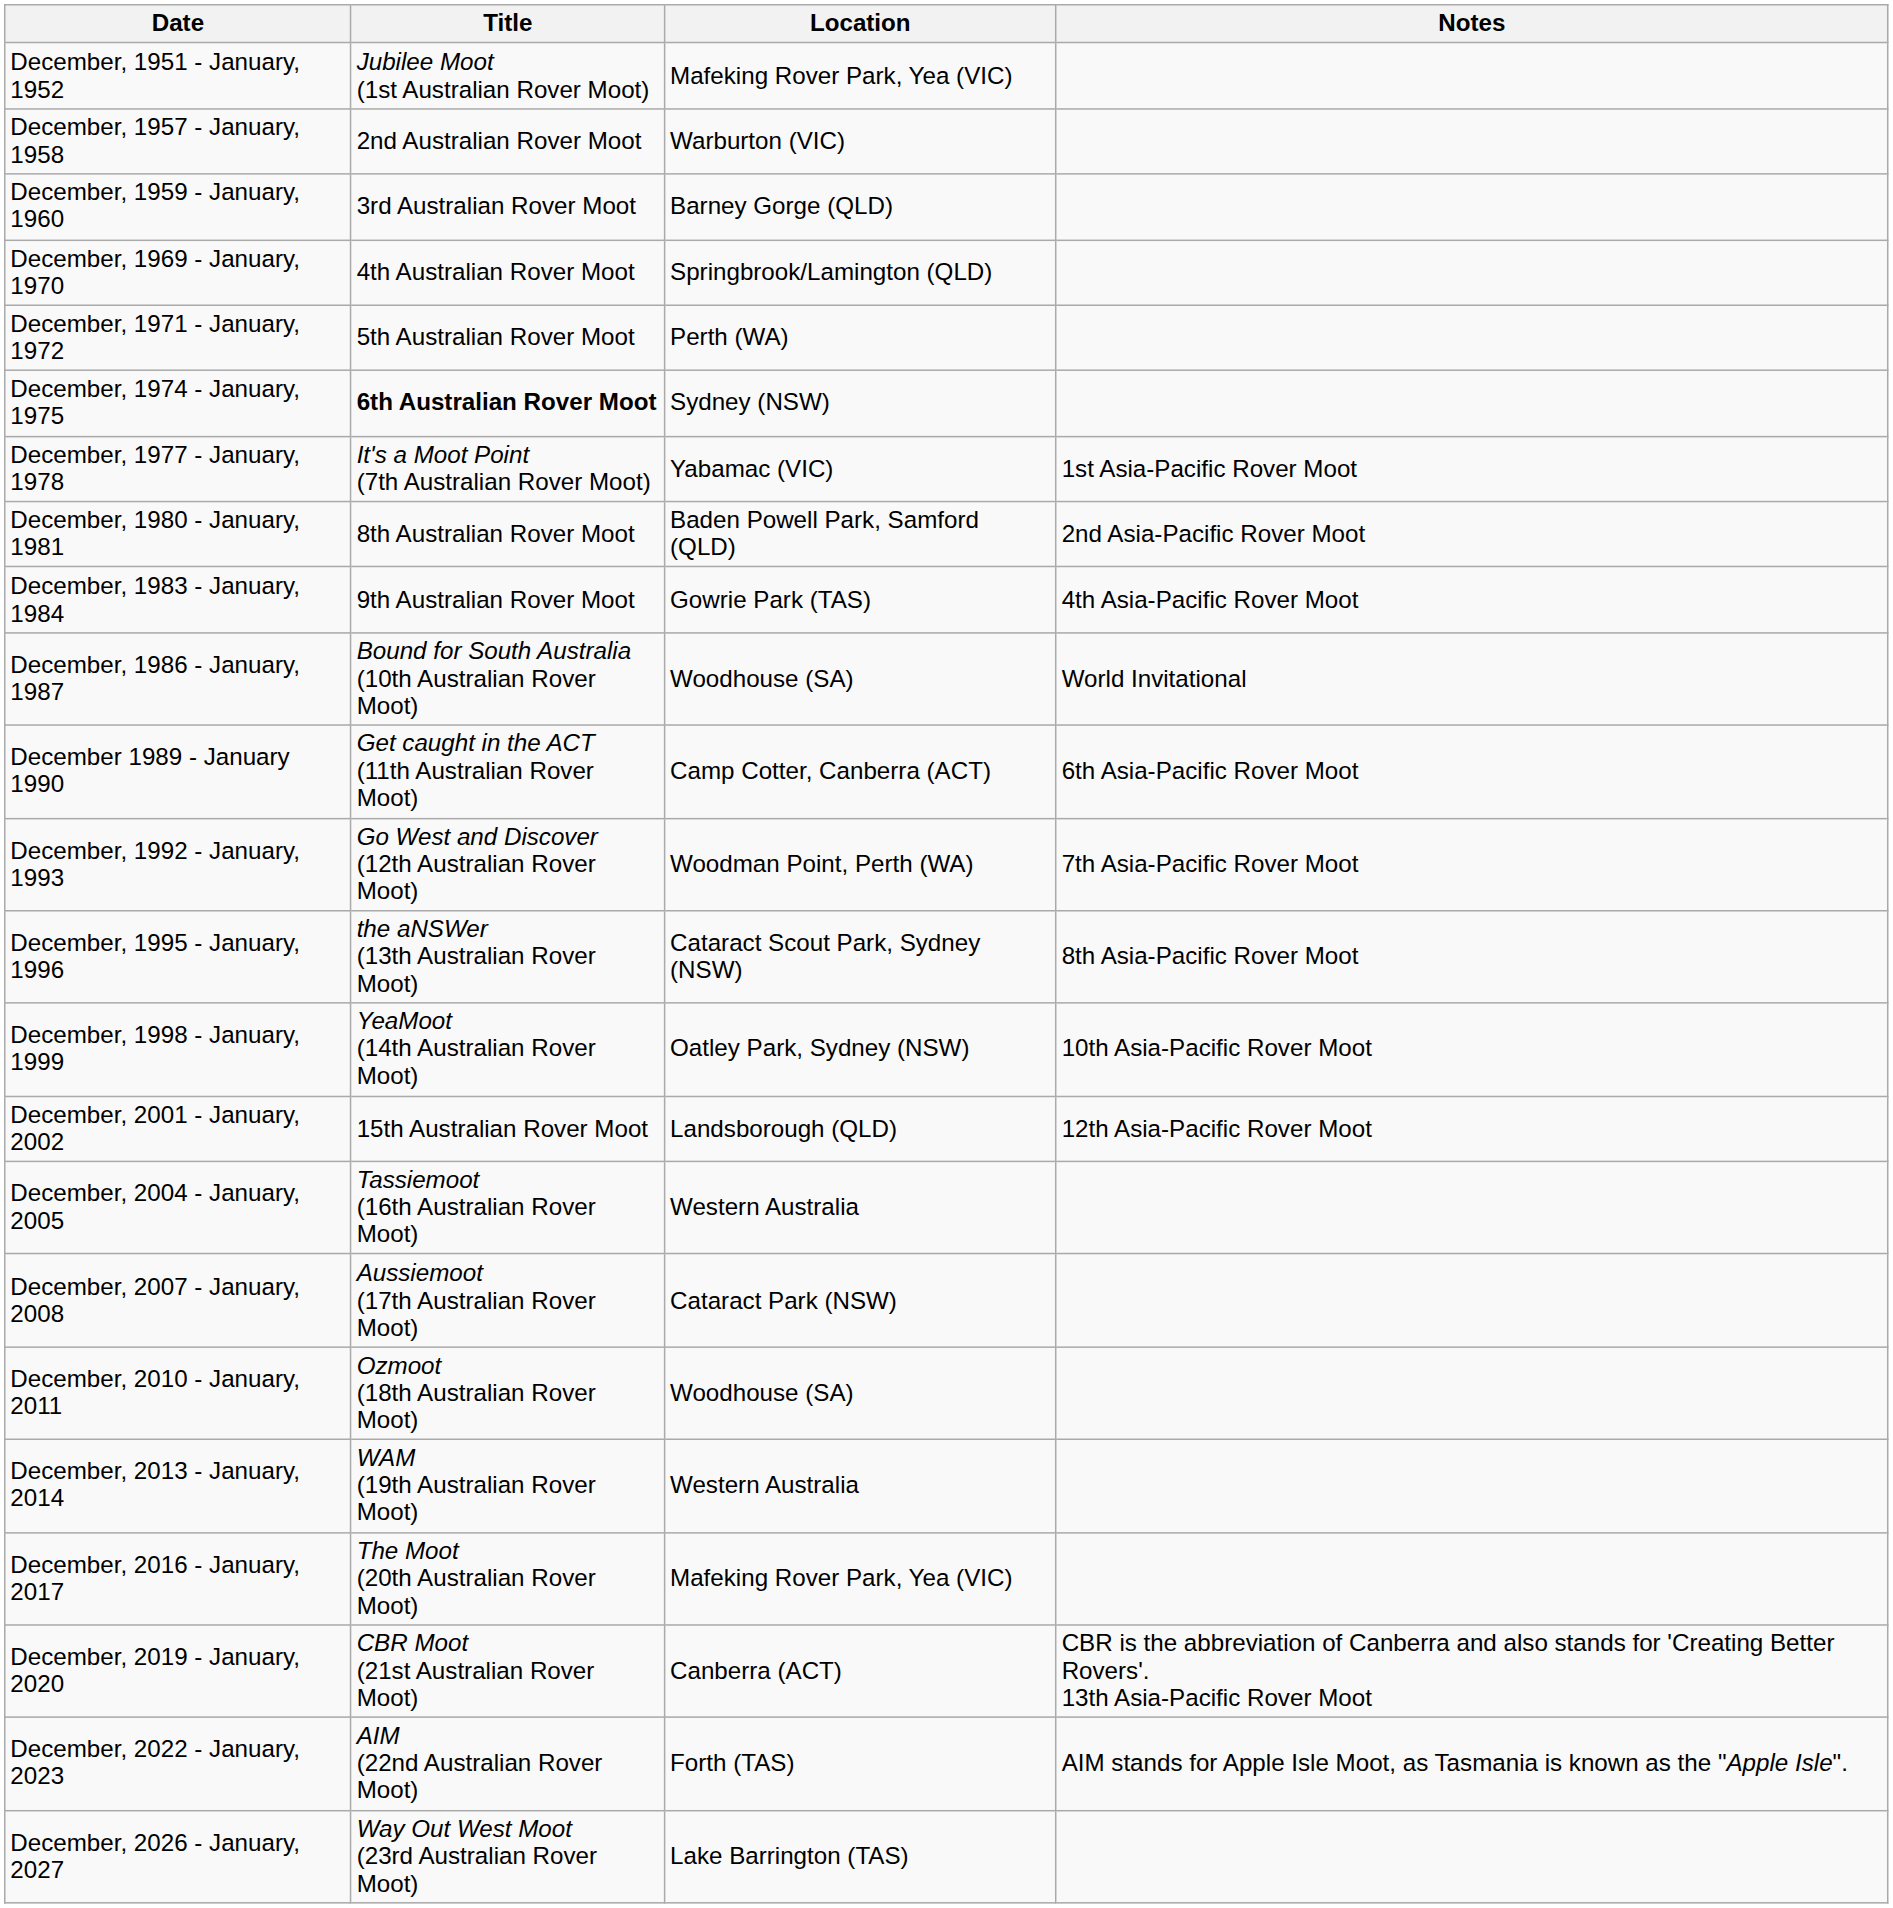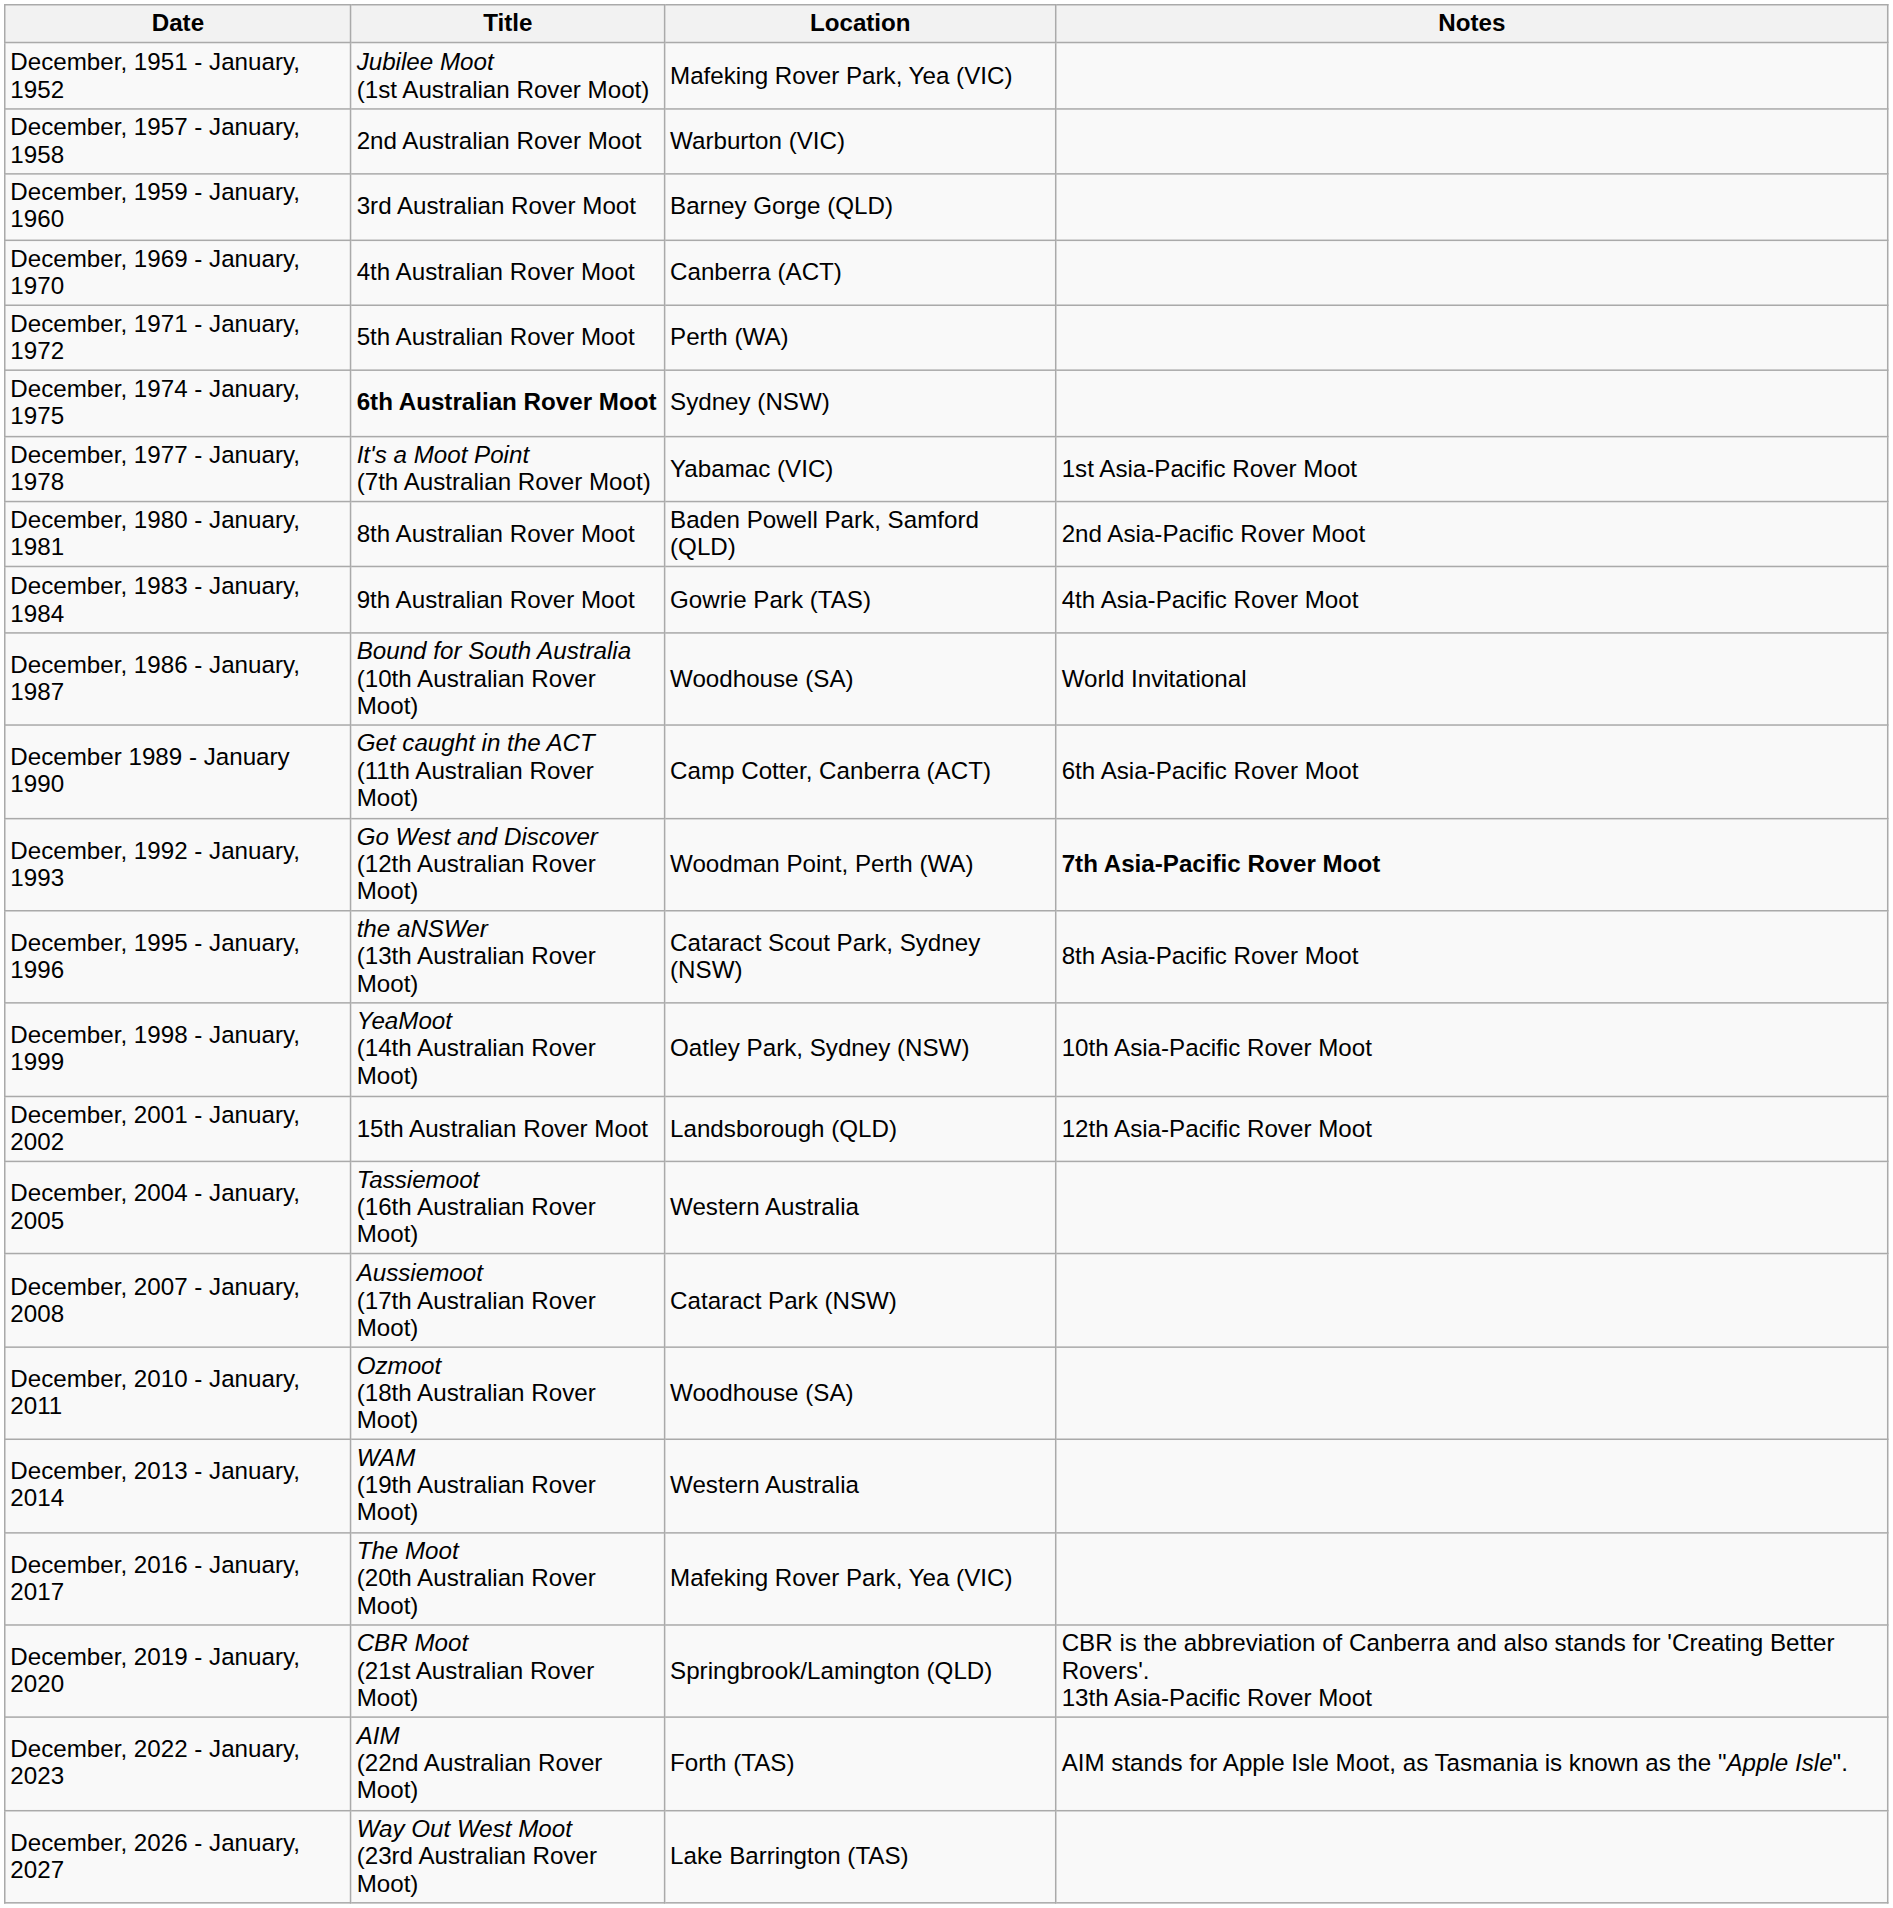(831, 272) Springbrook/Lamington (QLD) -> (756, 272) Canberra (ACT)
(1210, 863) normal -> (1221, 863) bold
(756, 1670) Canberra (ACT) -> (831, 1670) Springbrook/Lamington (QLD)
